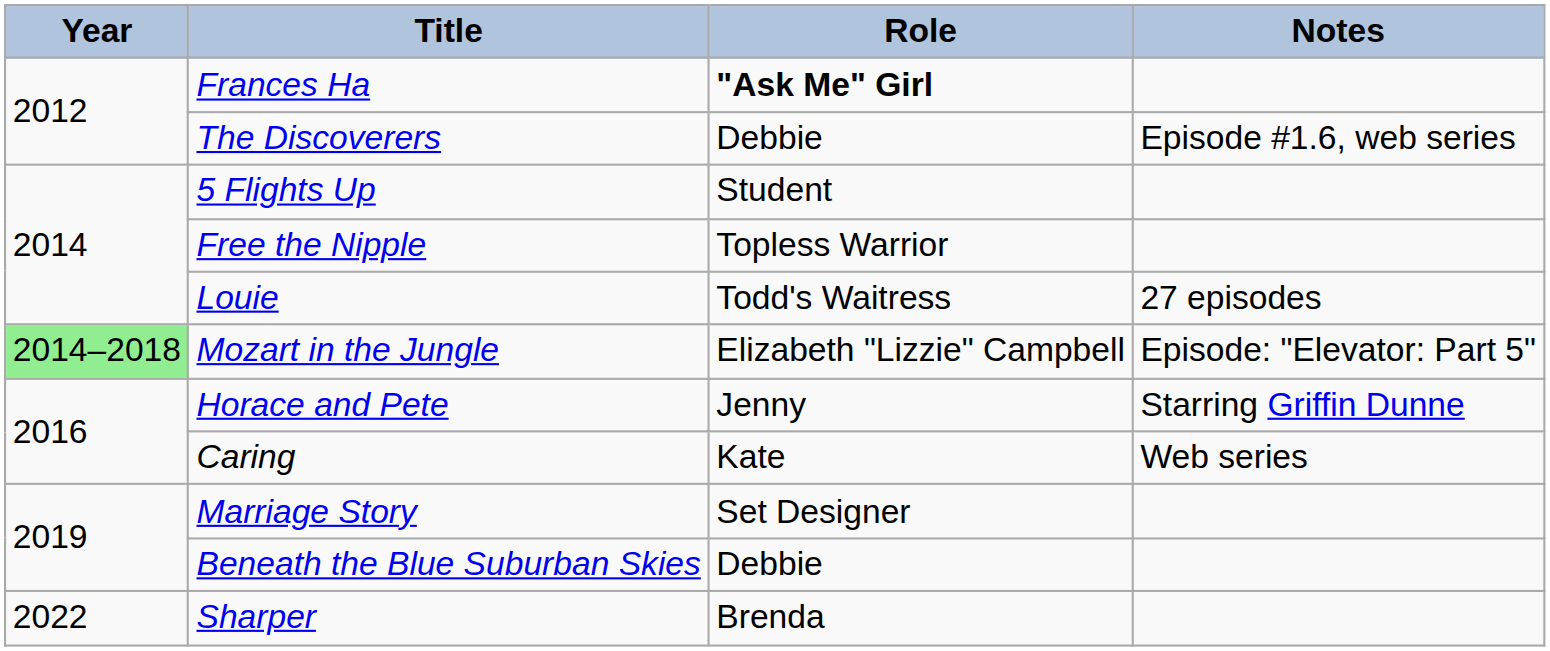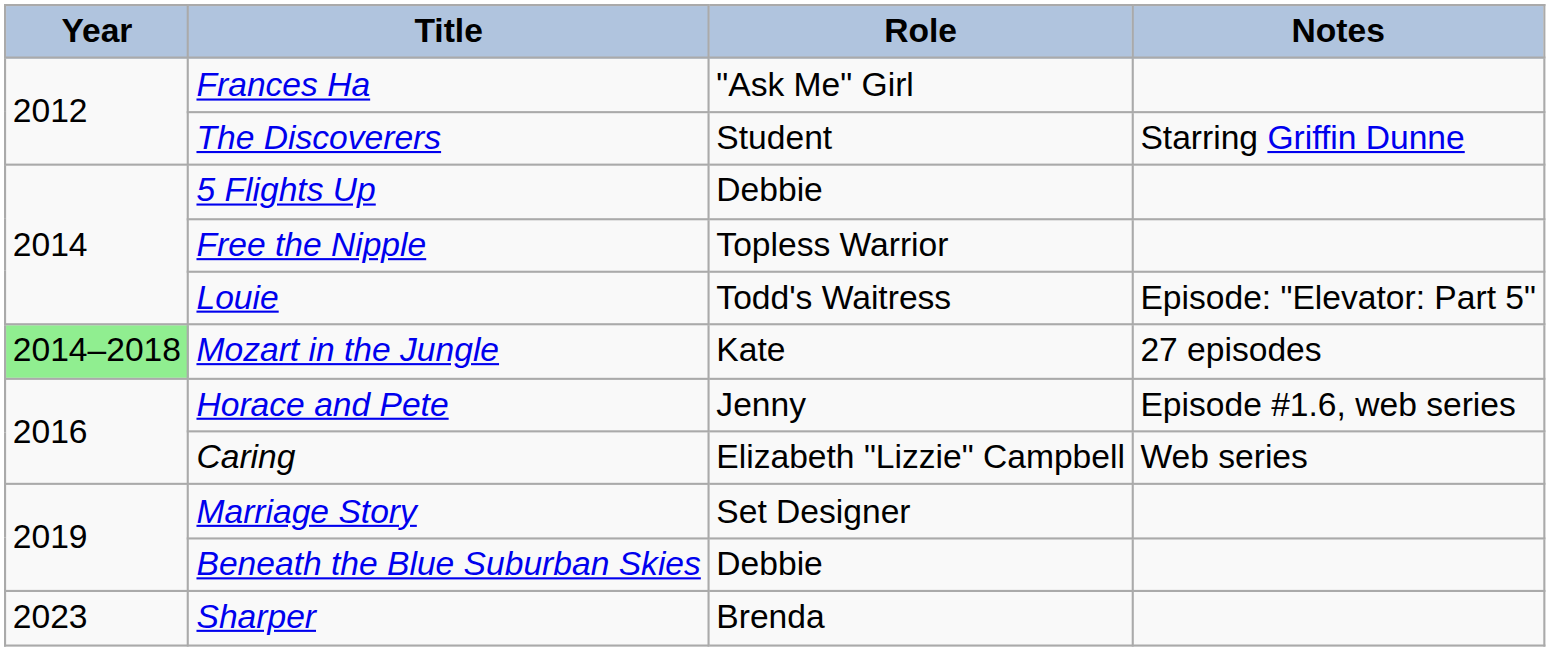(825, 84) bold -> (815, 84) normal
(770, 137) Debbie -> (774, 137) Student
(1328, 137) Episode #1.6, web series -> (1303, 137) Starring Griffin Dunne
(774, 191) Student -> (770, 191) Debbie
(1231, 297) 27 episodes -> (1338, 297) Episode: "Elevator: Part 5"
(921, 350) Elizabeth "Lizzie" Campbell -> (751, 350) Kate
(1338, 350) Episode: "Elevator: Part 5" -> (1231, 350) 27 episodes
(1303, 404) Starring Griffin Dunne -> (1328, 404) Episode #1.6, web series
(751, 457) Kate -> (921, 457) Elizabeth "Lizzie" Campbell
(50, 617) 2022 -> (50, 617) 2023
